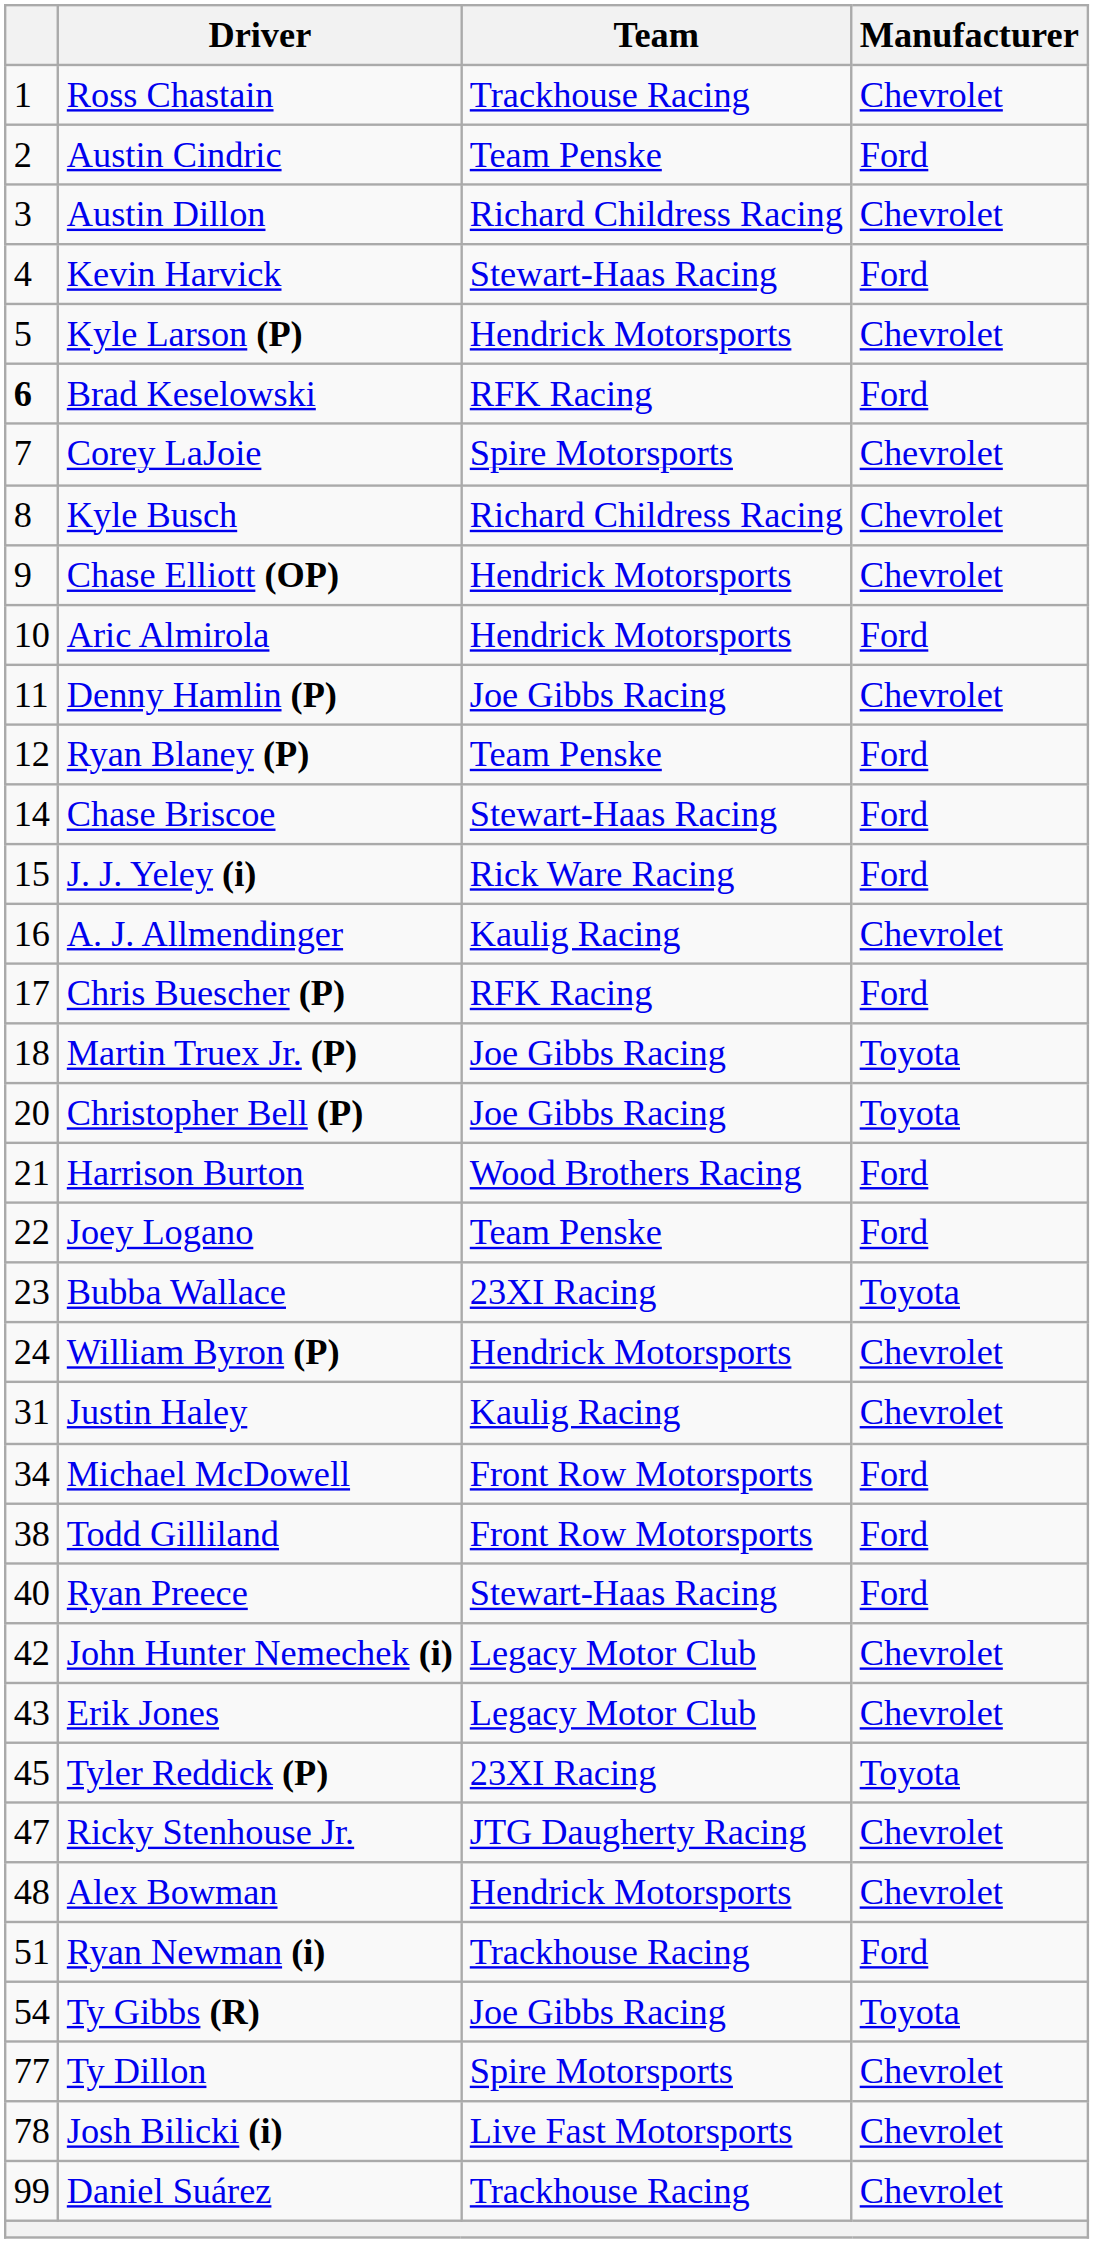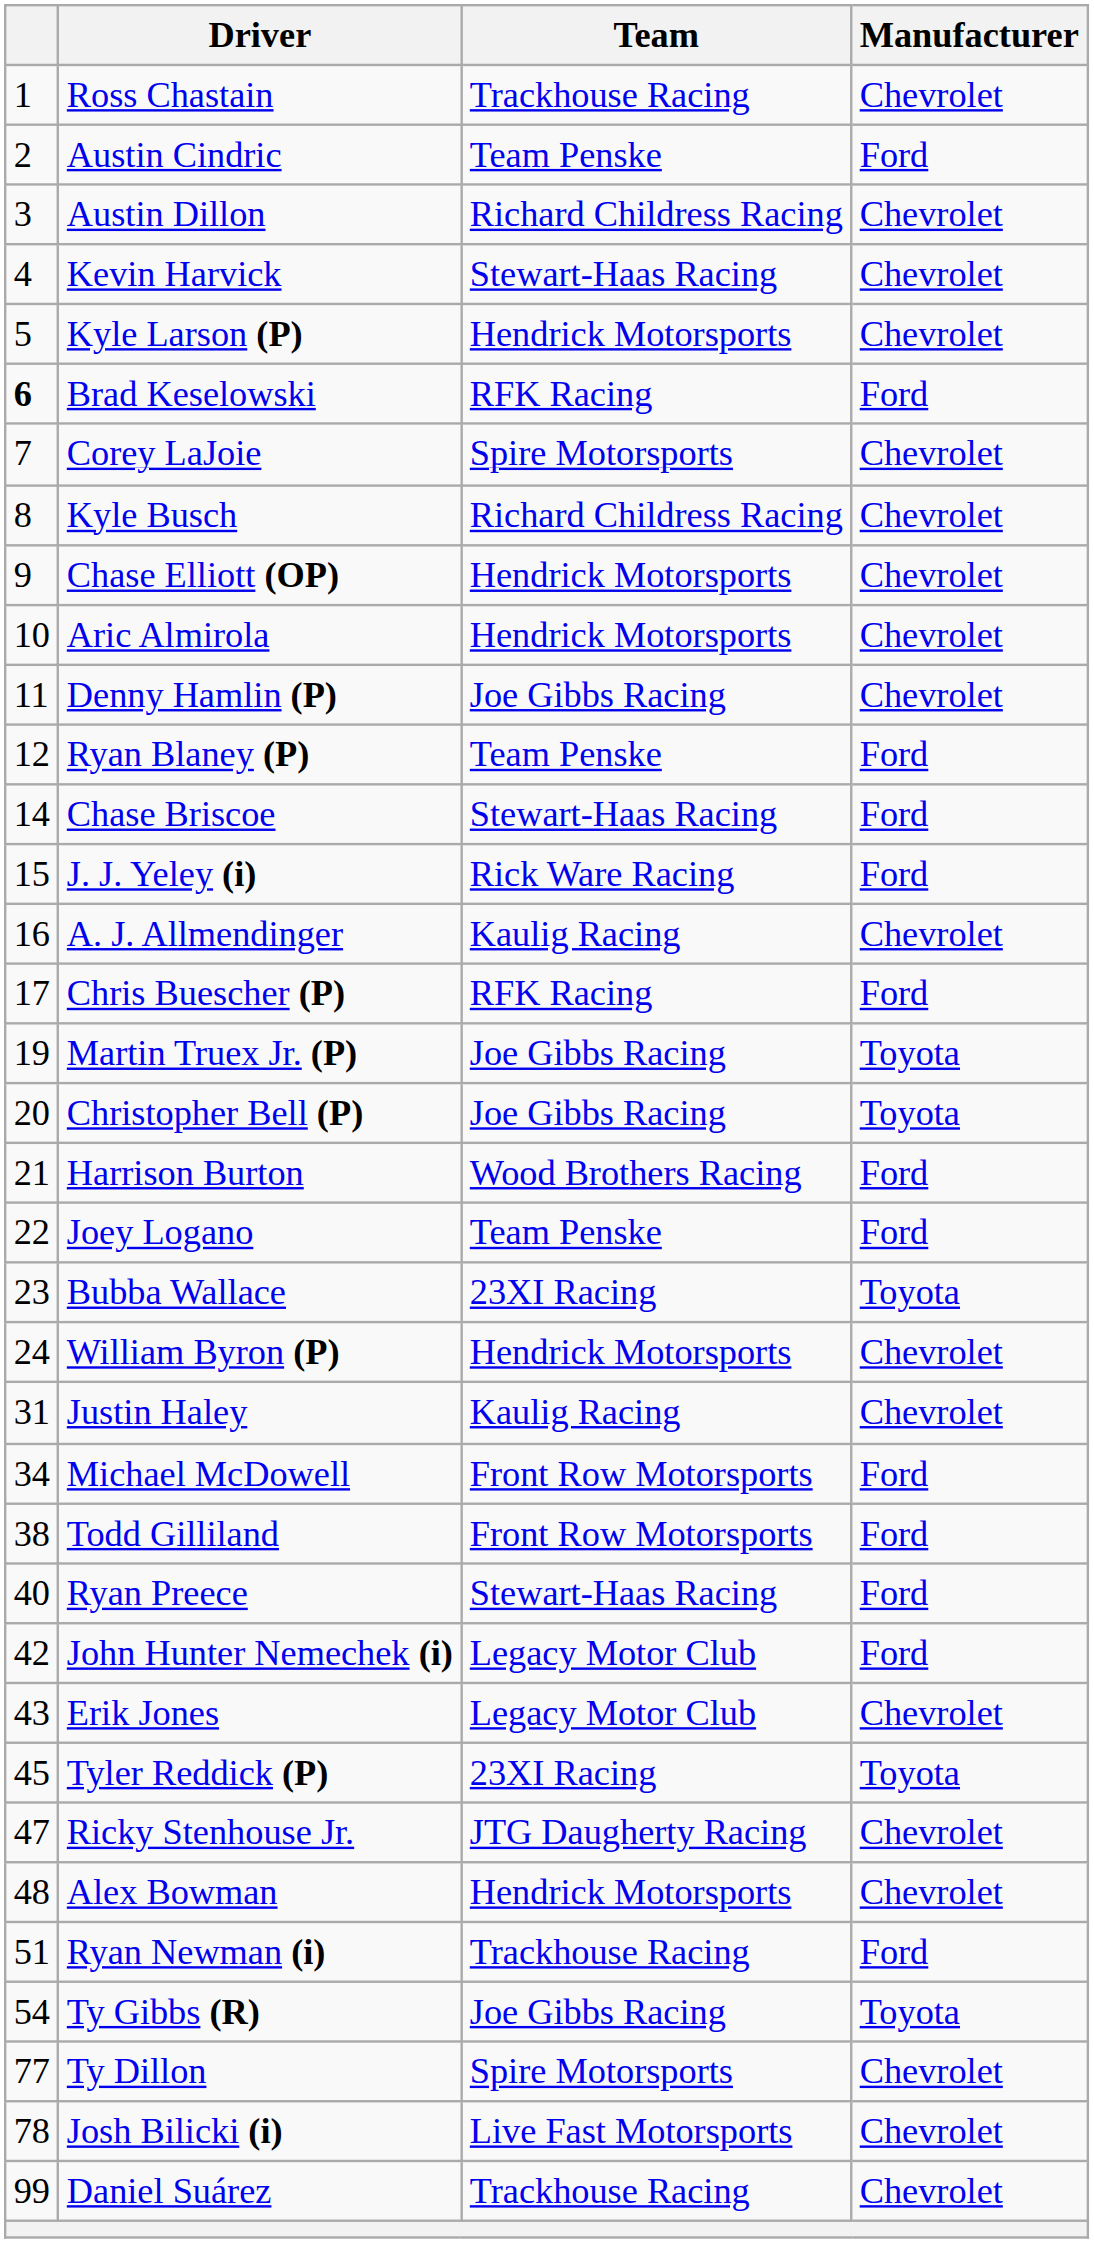(894, 274) Ford -> (931, 274) Chevrolet
(894, 633) Ford -> (931, 633) Chevrolet
(32, 1052) 18 -> (32, 1052) 19
(931, 1651) Chevrolet -> (894, 1651) Ford
